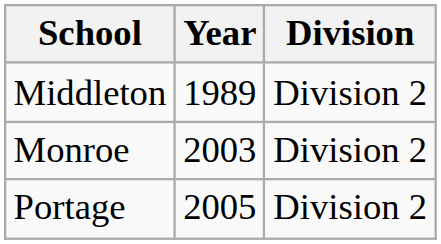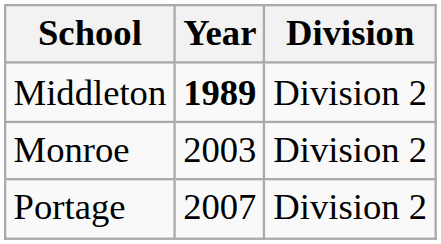(220, 91) normal -> (220, 91) bold
(220, 207) 2005 -> (220, 207) 2007
